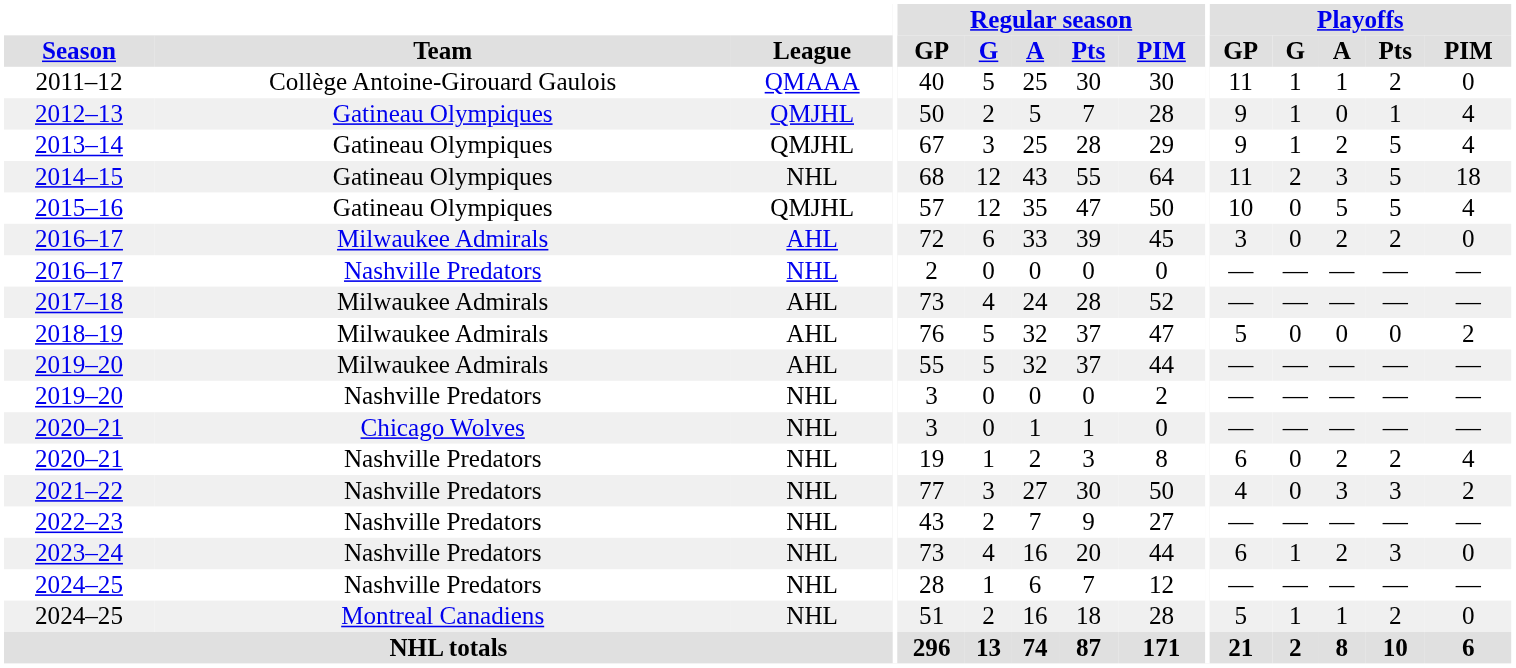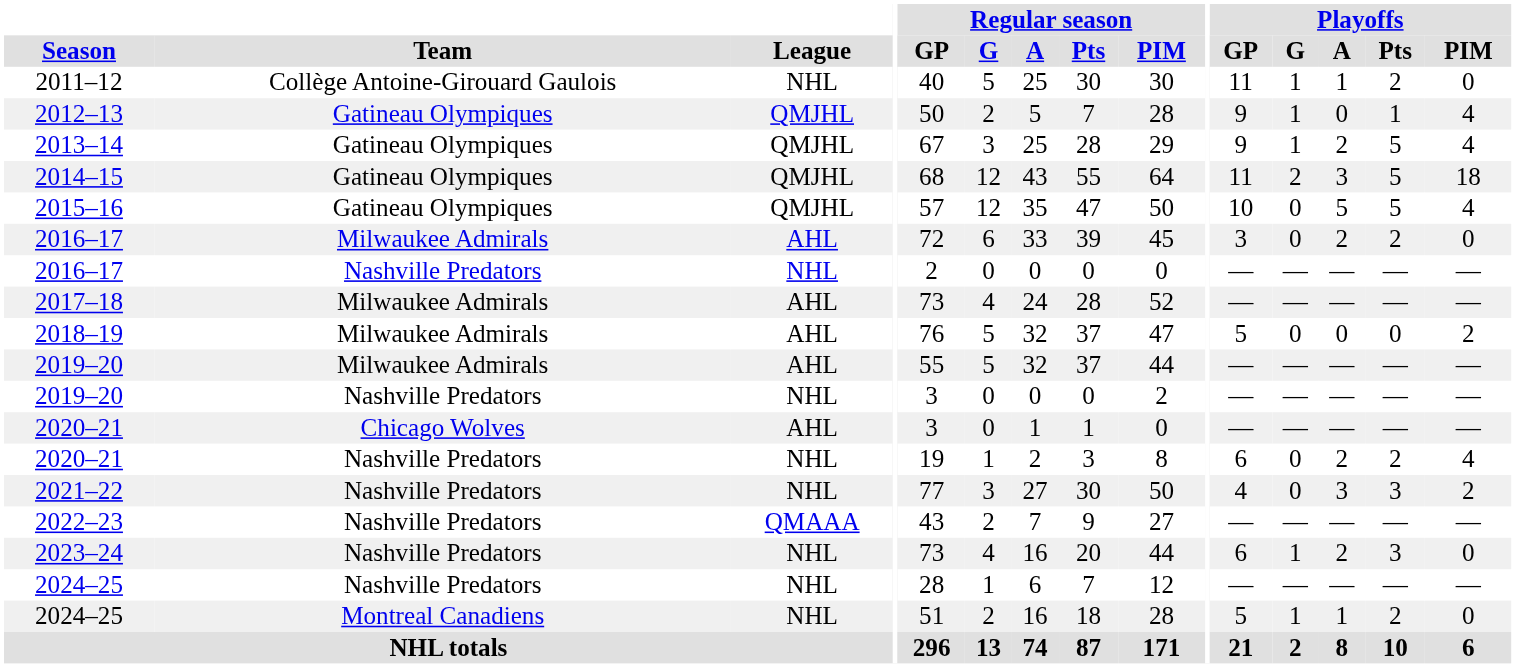(812, 82) QMAAA -> (812, 82) NHL
(812, 176) NHL -> (812, 176) QMJHL
(812, 427) NHL -> (812, 427) AHL
(812, 521) NHL -> (812, 521) QMAAA
